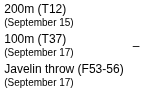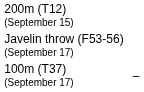rows swapped: (39, 45) <-> (64, 75)
